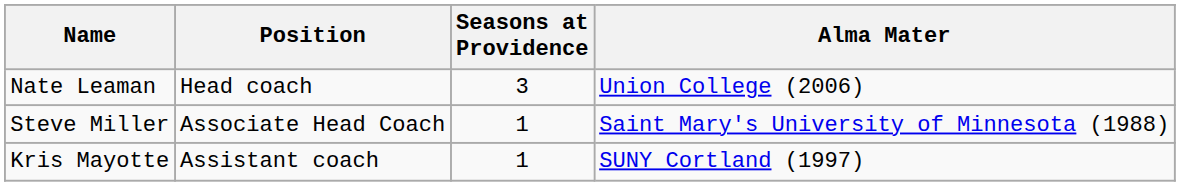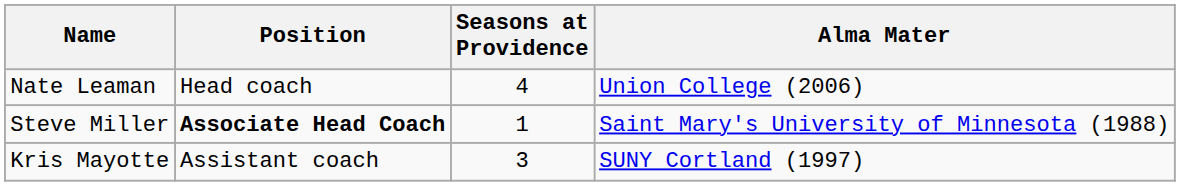(522, 87) 3 -> (522, 87) 4
(313, 124) normal -> (313, 124) bold
(522, 161) 1 -> (522, 161) 3
